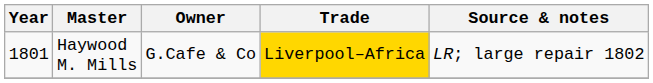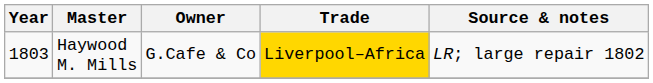(29, 55) 1801 -> (29, 55) 1803
